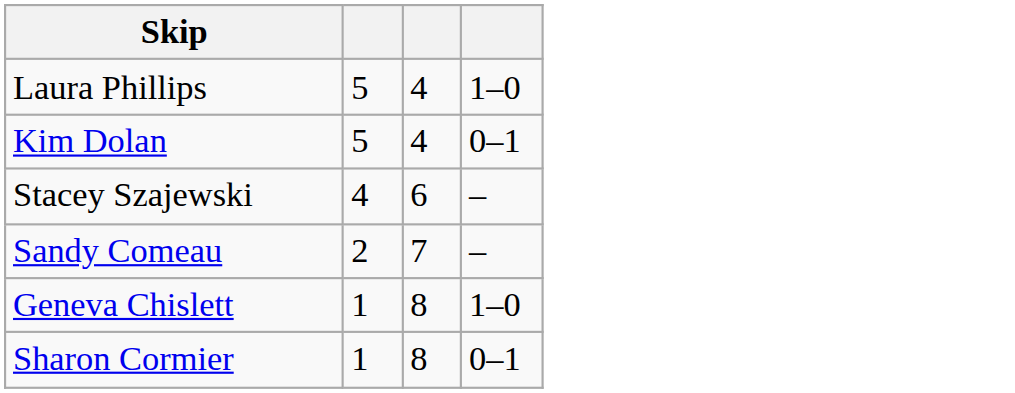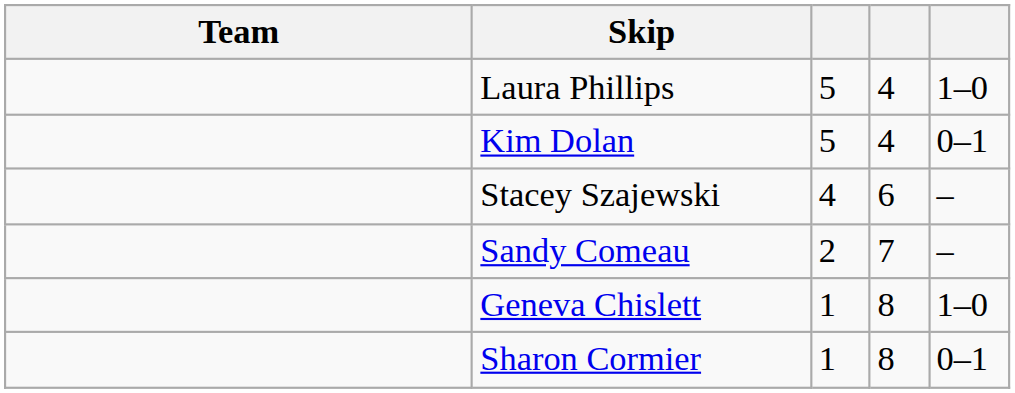+ column: (239, 31)
